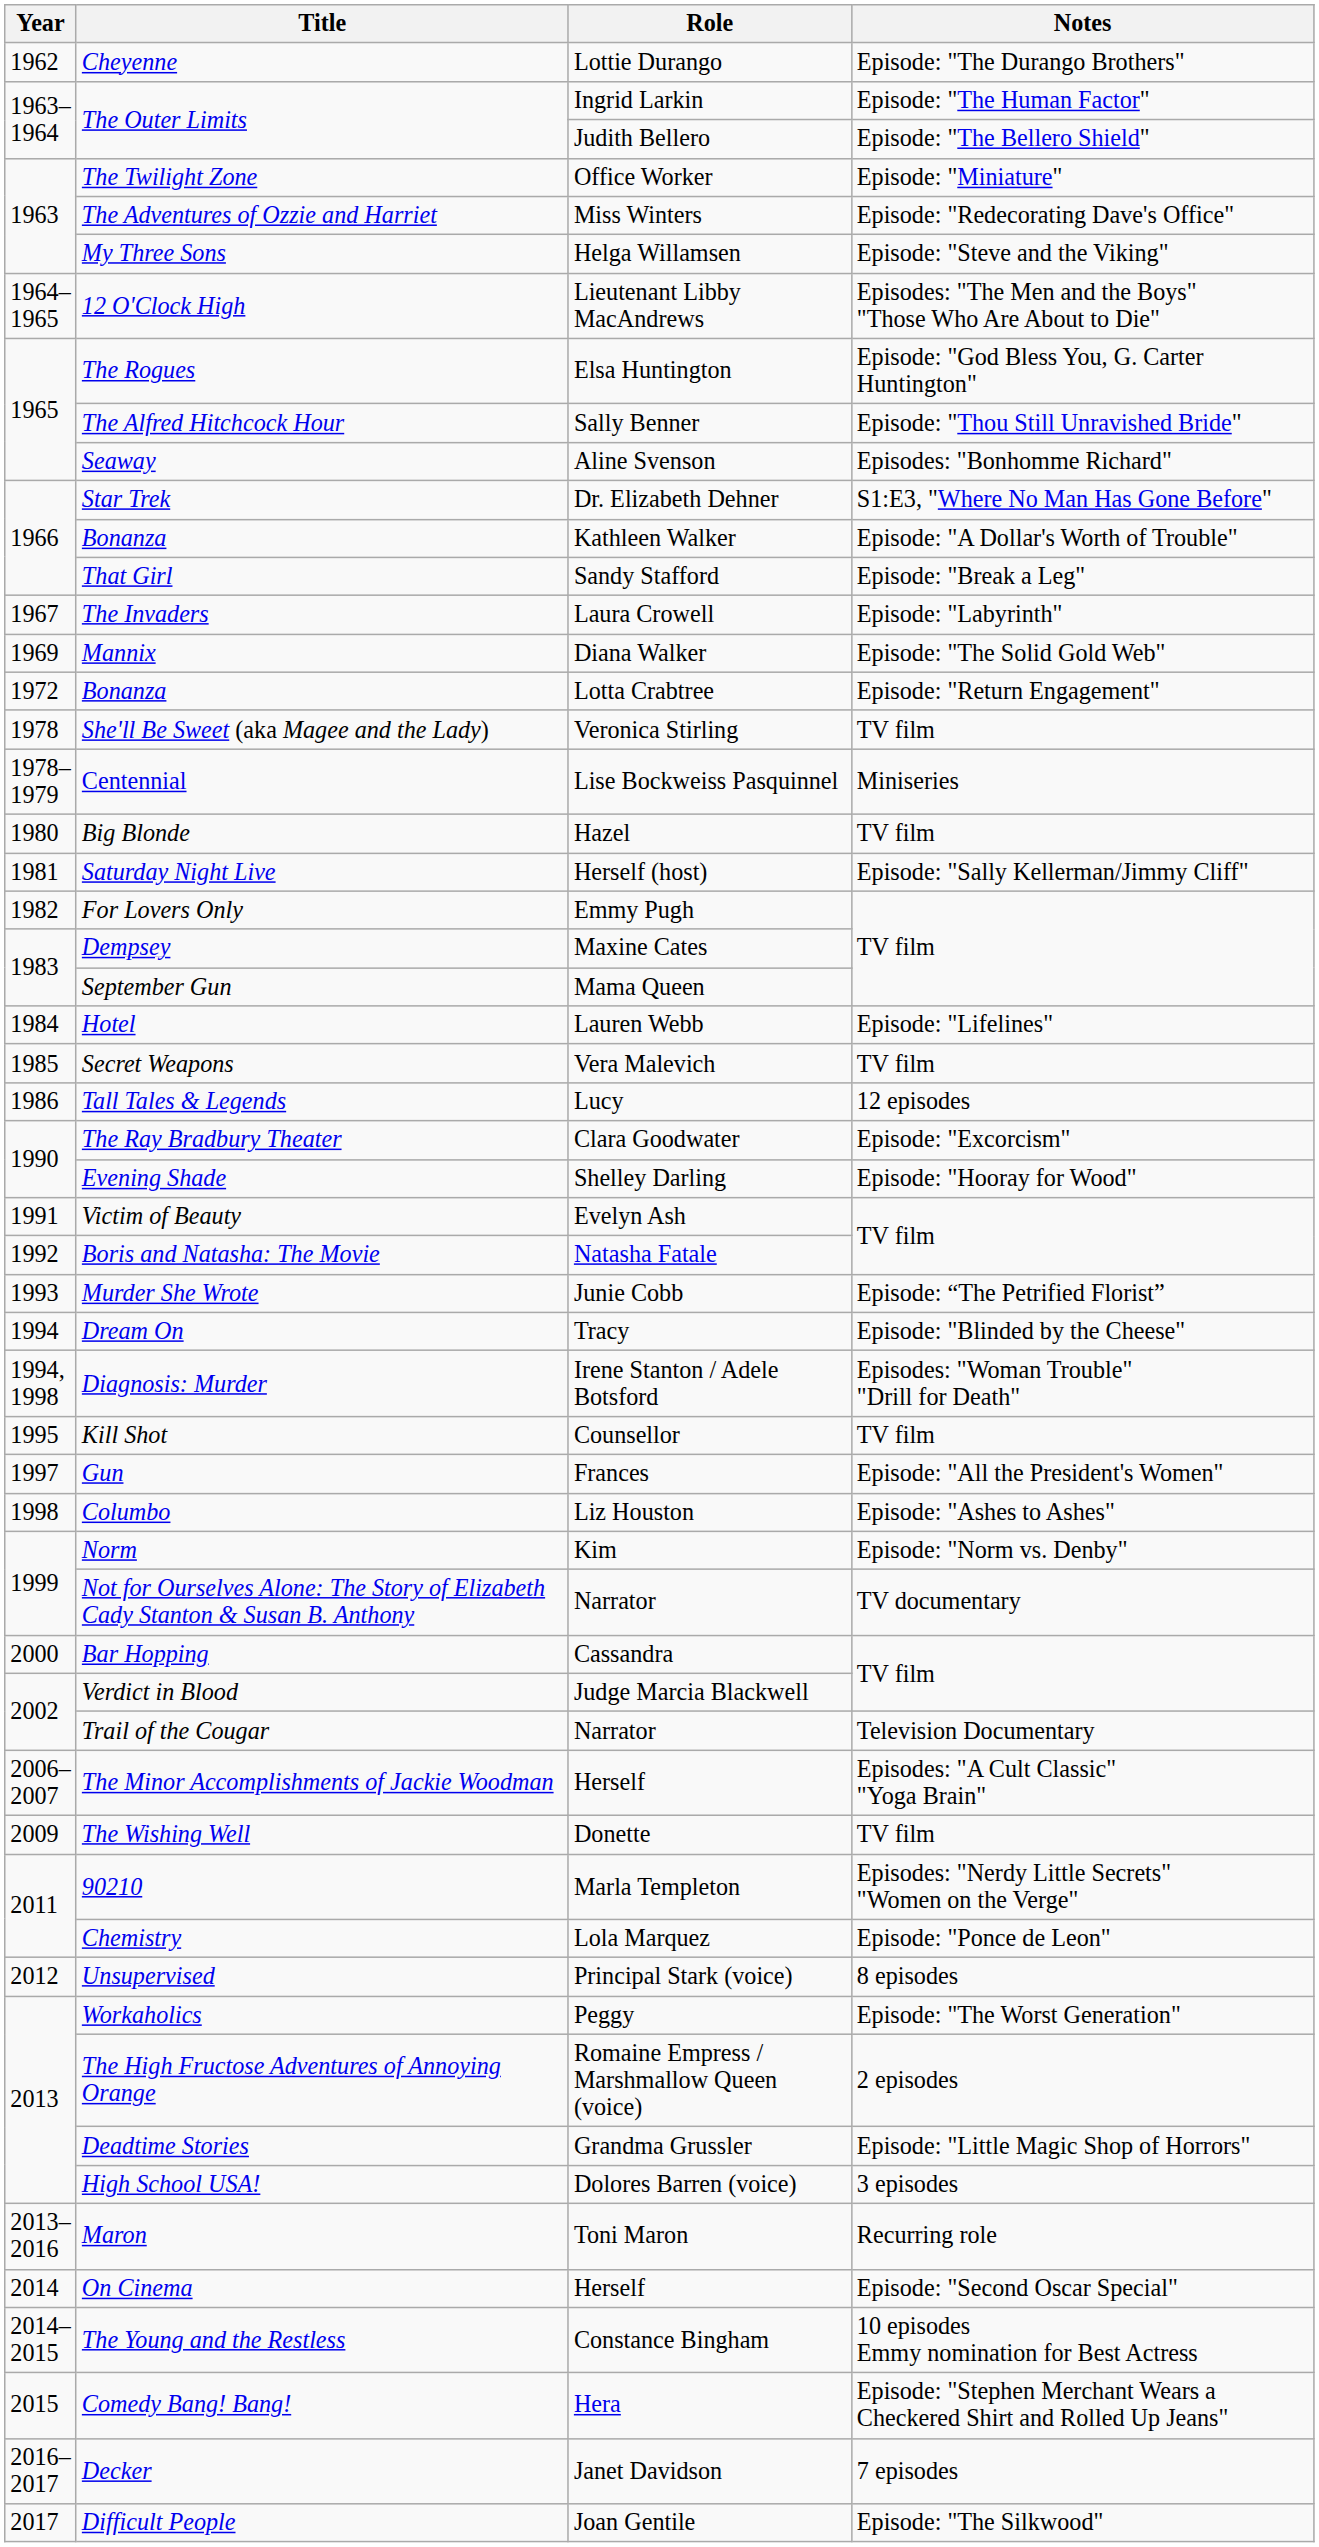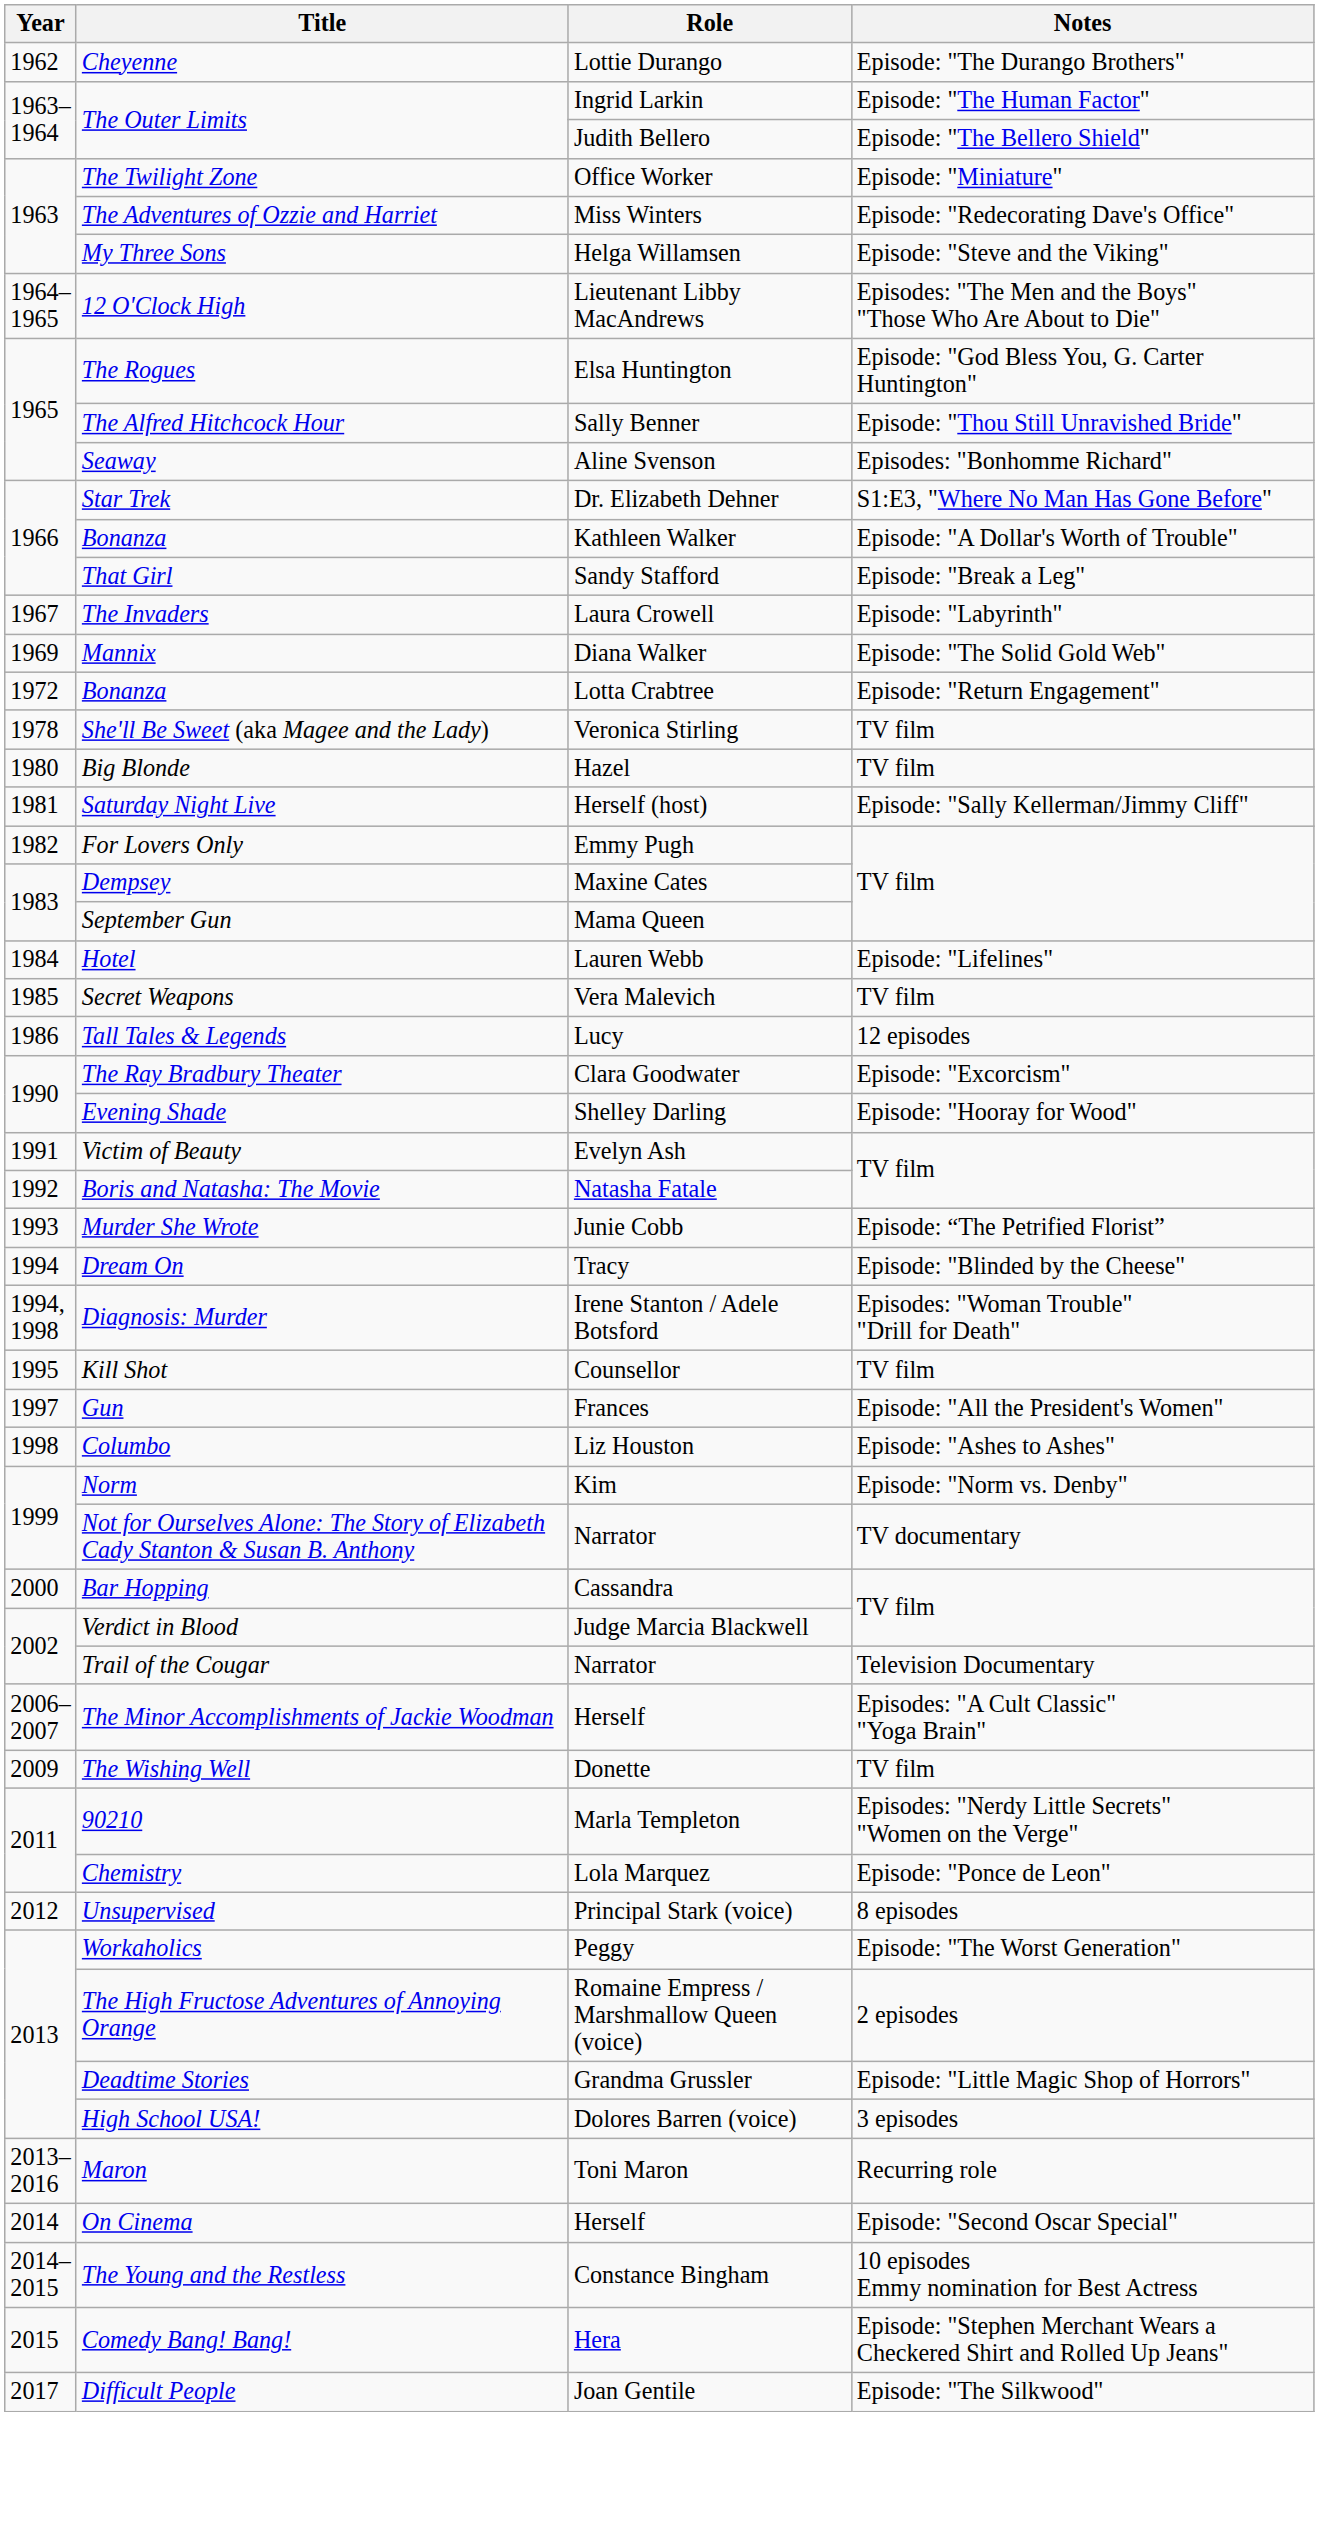- row: (134, 781)
- row: (117, 2470)
